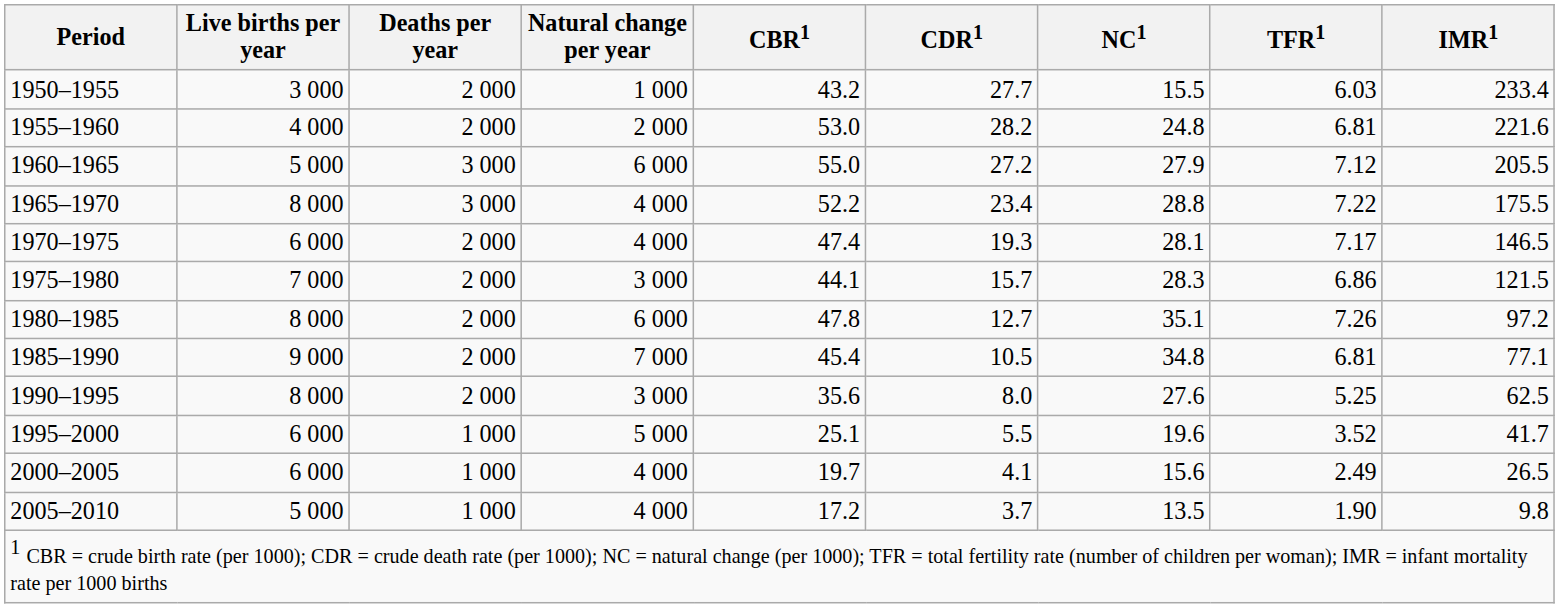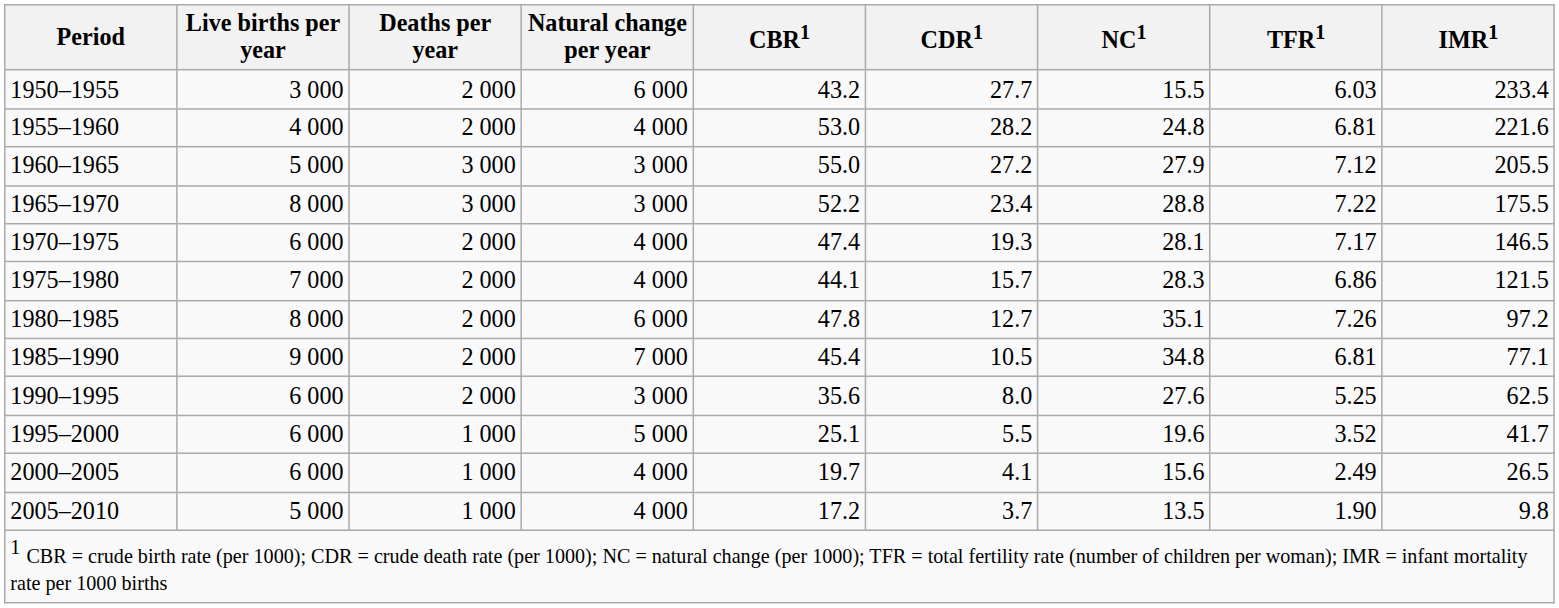(661, 89) 1 000 -> (661, 89) 6 000
(661, 127) 2 000 -> (661, 127) 4 000
(661, 165) 6 000 -> (661, 165) 3 000
(661, 204) 4 000 -> (661, 204) 3 000
(661, 280) 3 000 -> (661, 280) 4 000
(316, 395) 8 000 -> (316, 395) 6 000
